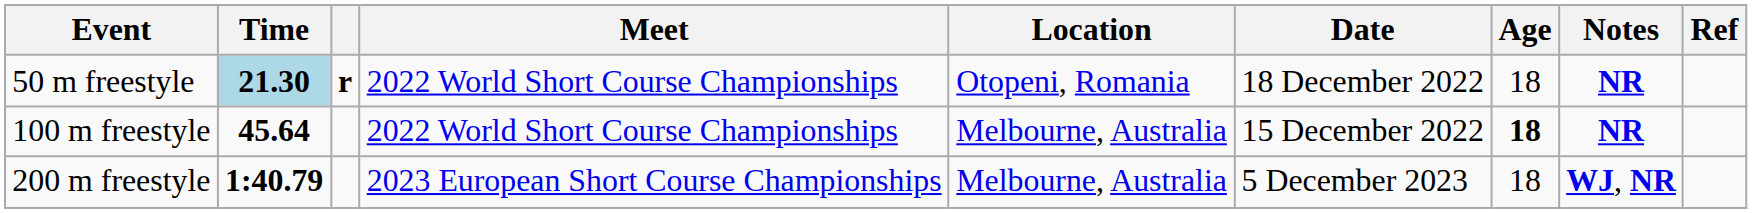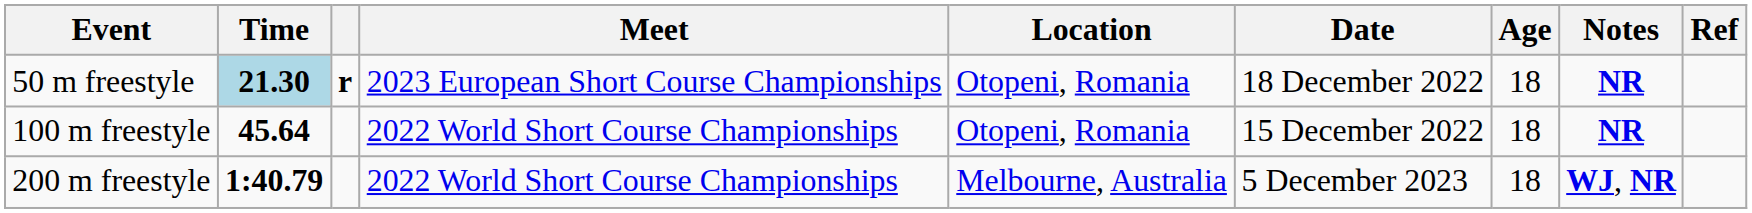(632, 80) 2022 World Short Course Championships -> (654, 80) 2023 European Short Course Championships
(1092, 130) Melbourne, Australia -> (1073, 130) Otopeni, Romania
(1525, 130) bold -> (1525, 130) normal
(654, 181) 2023 European Short Course Championships -> (632, 181) 2022 World Short Course Championships
